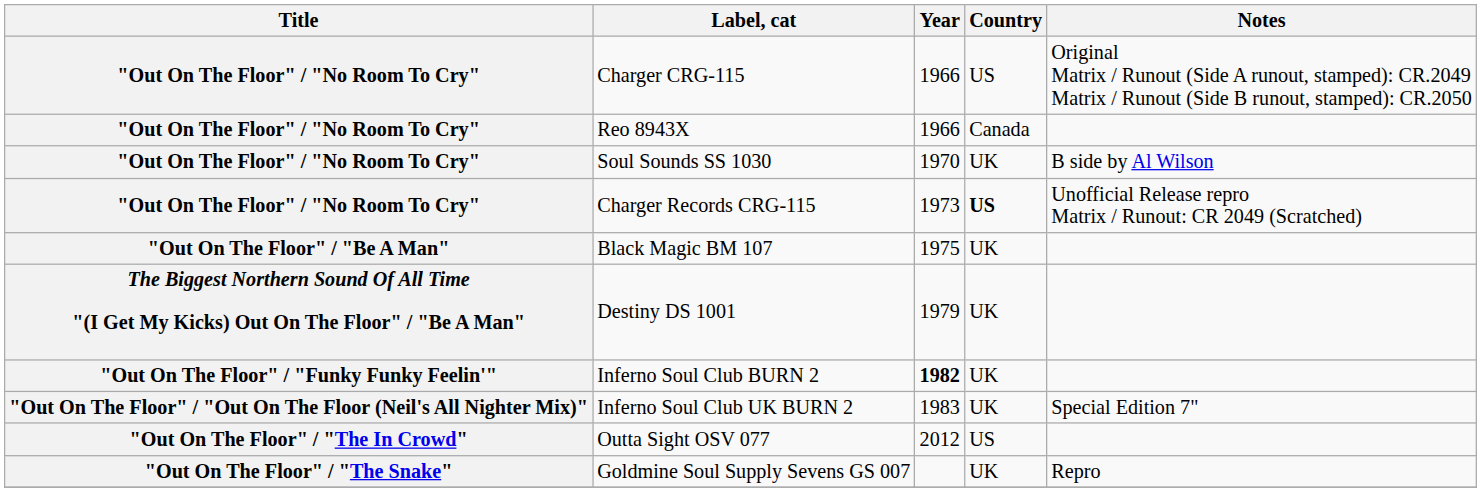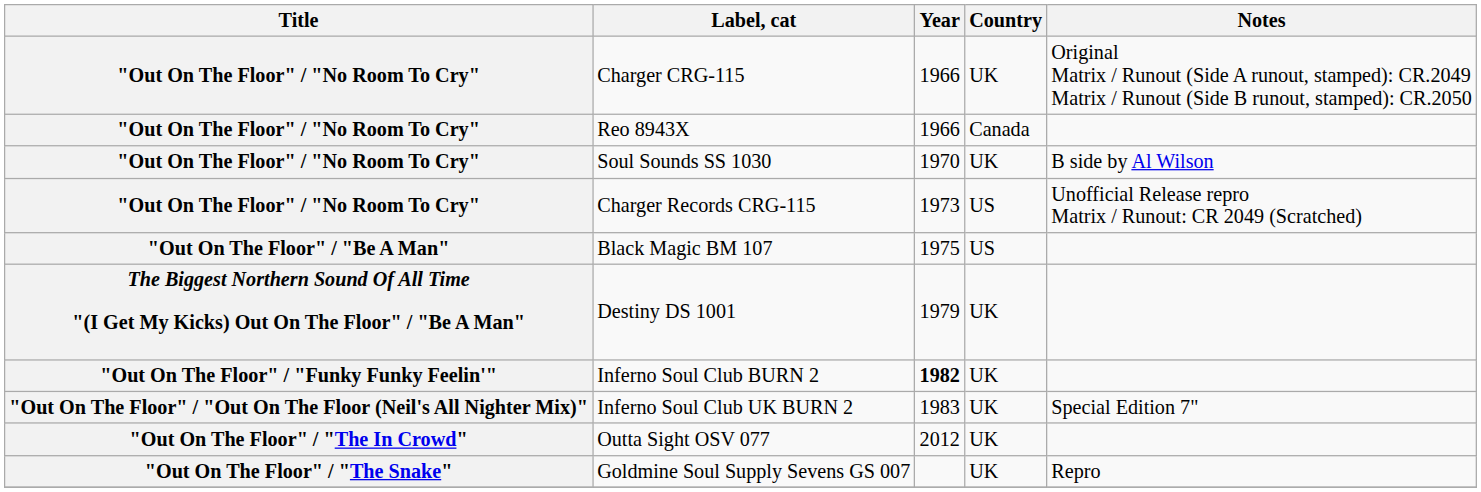(982, 75) US -> (984, 75) UK
(982, 205) bold -> (982, 205) normal
(984, 248) UK -> (982, 248) US
(982, 439) US -> (984, 439) UK
